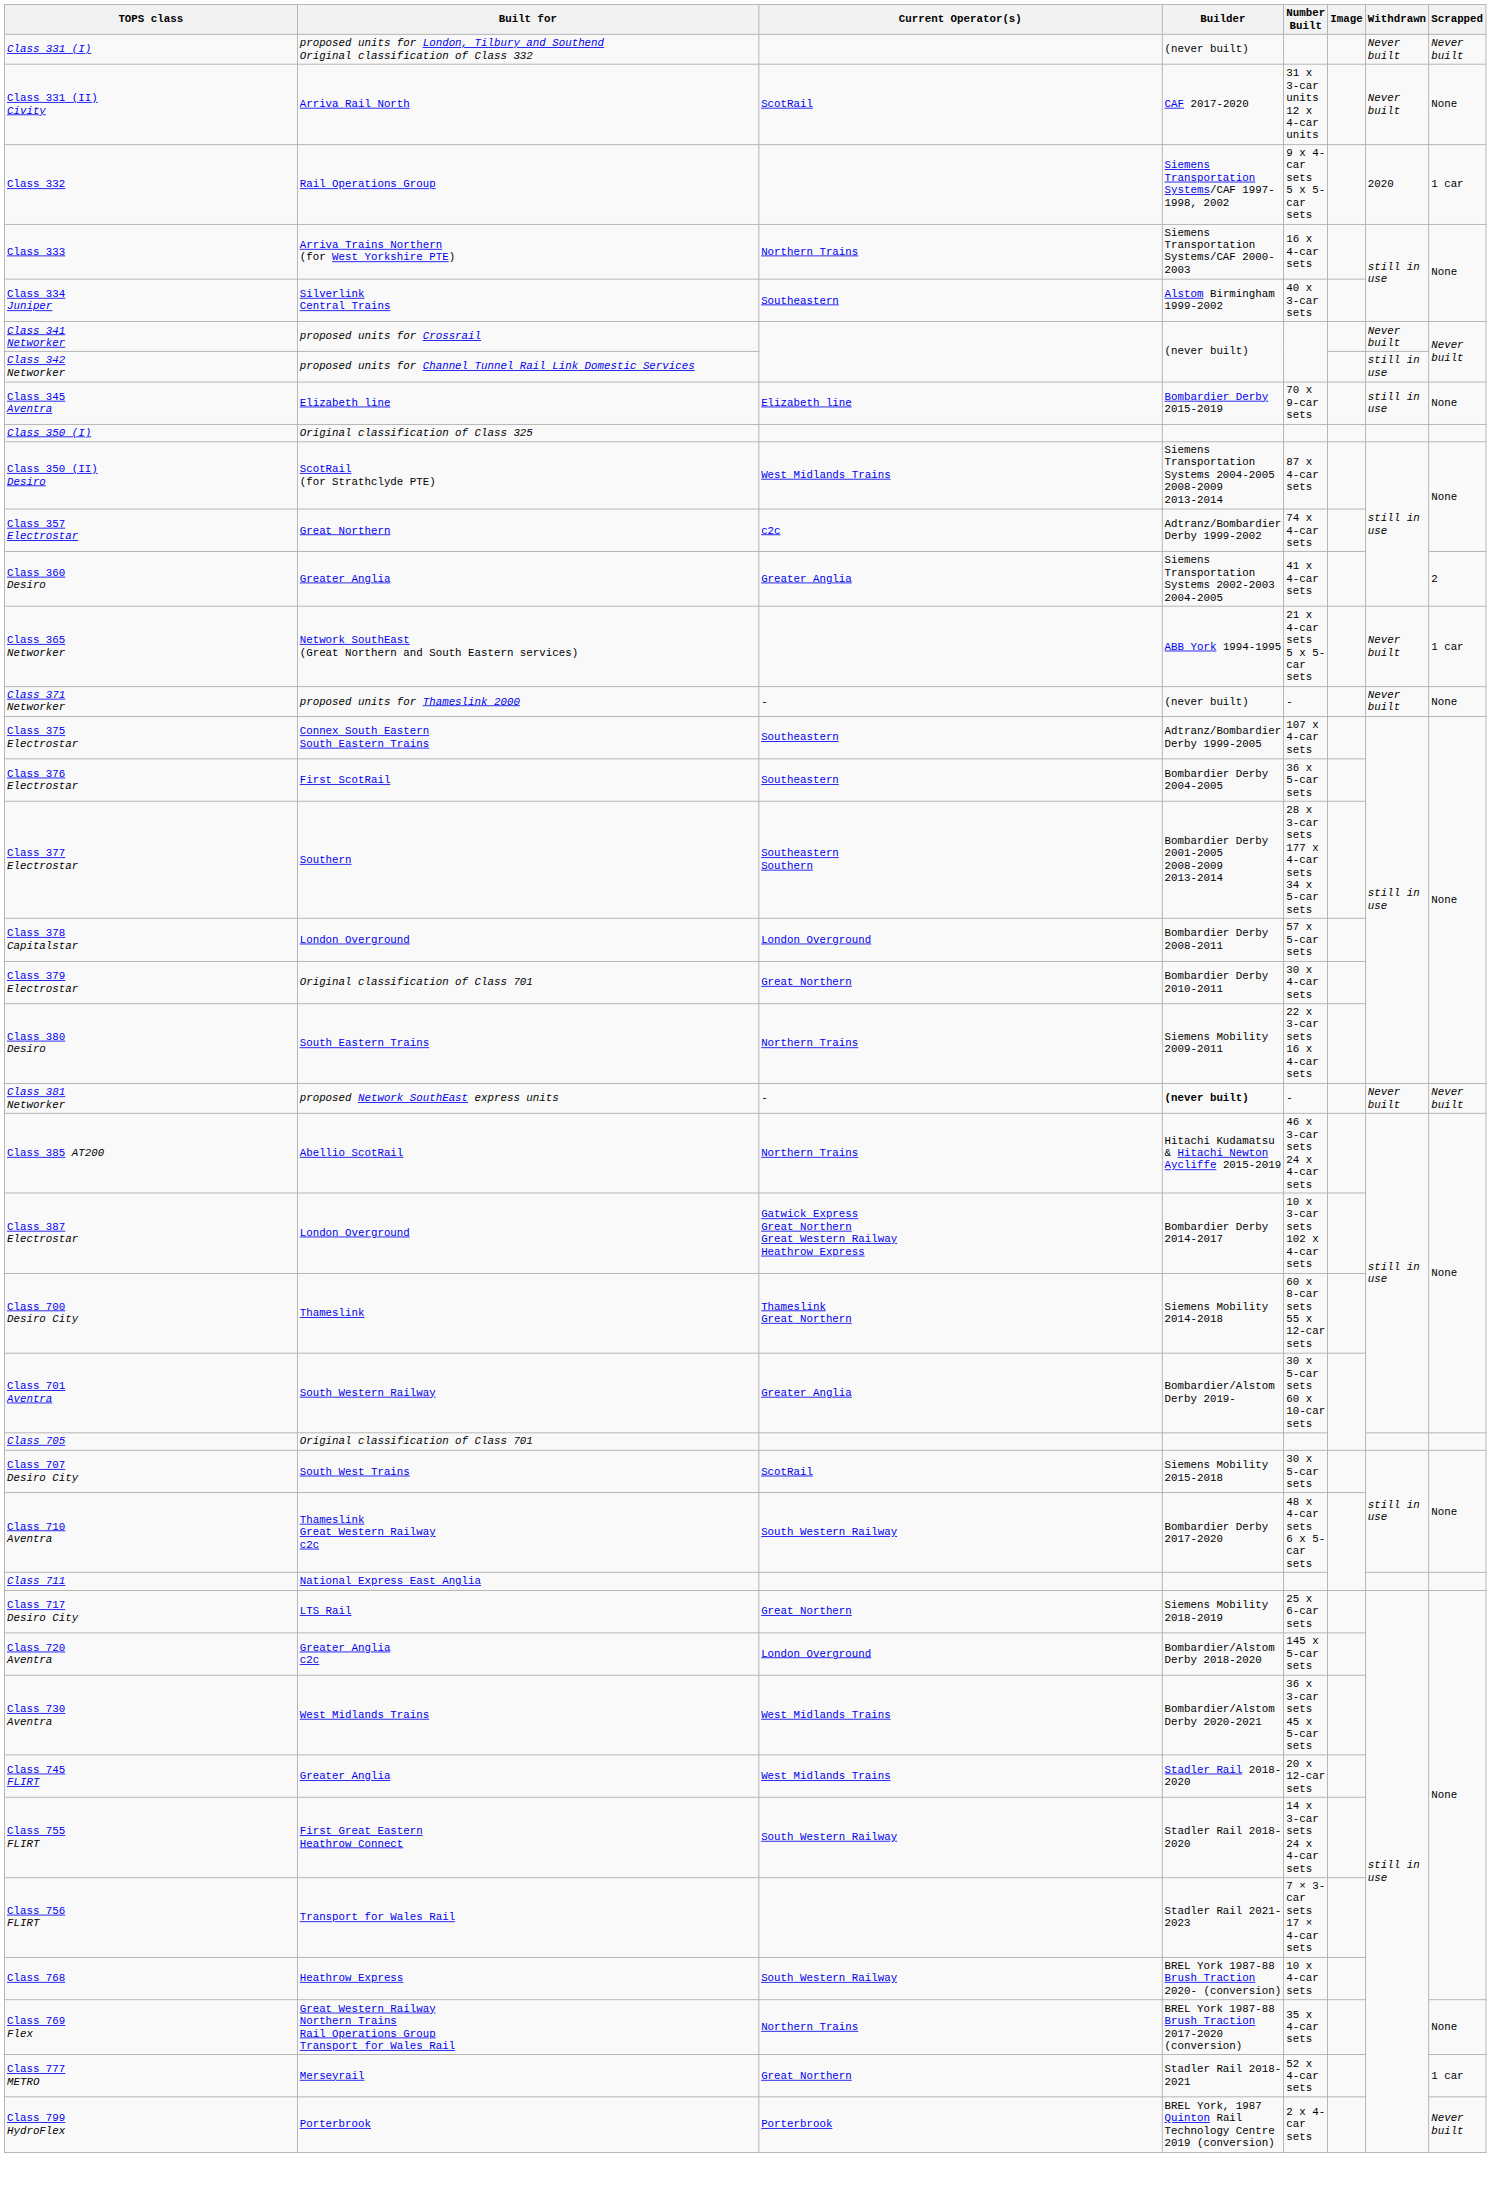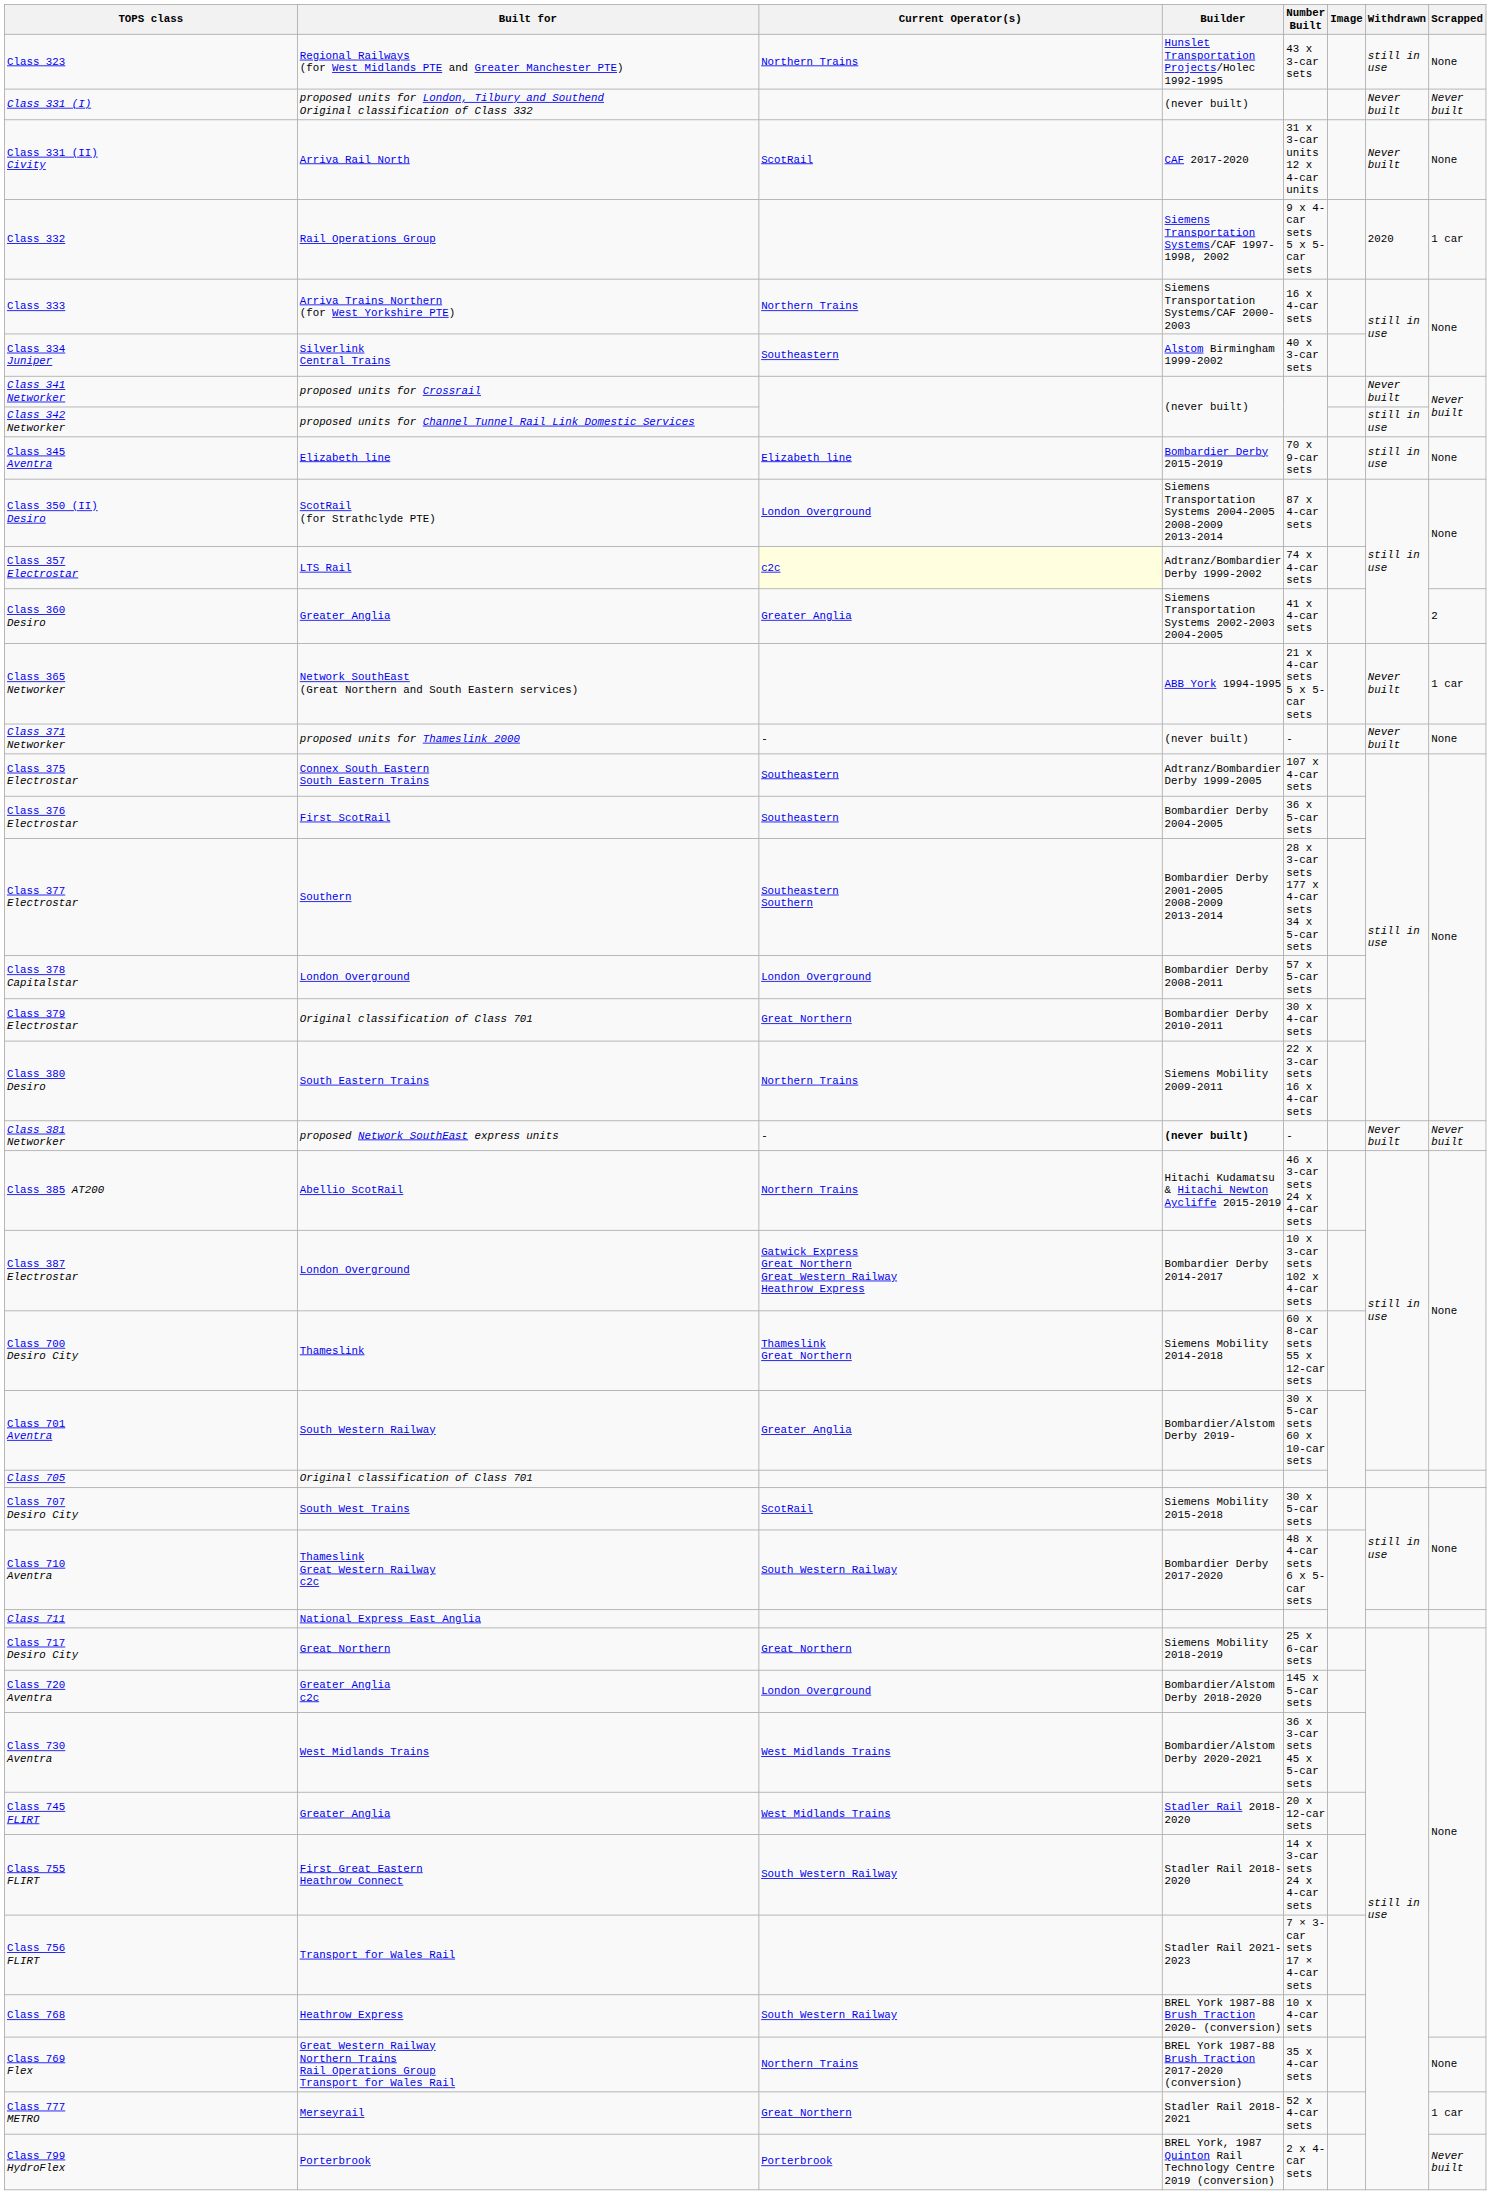+ row: (36, 62)
- row: (49, 433)
(826, 475) West Midlands Trains -> (816, 513) London Overground
(345, 530) Great Northern -> (326, 568) LTS Rail
(771, 530) no background -> (771, 568) lightyellow background
(326, 1611) LTS Rail -> (345, 1649) Great Northern
